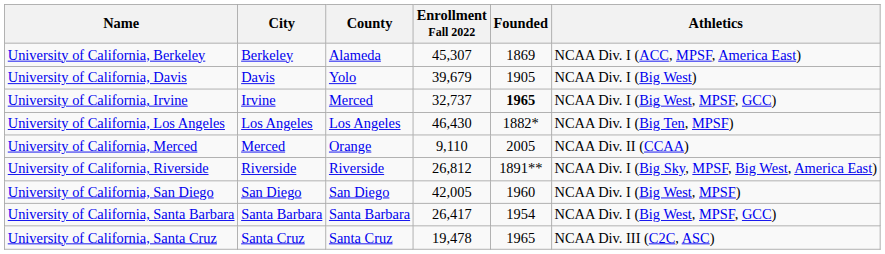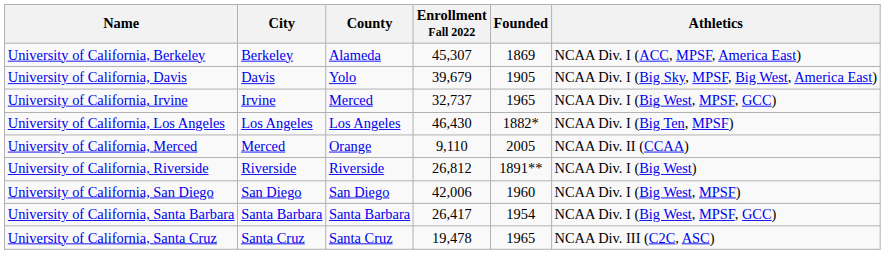(626, 77) NCAA Div. I (Big West) -> (716, 77) NCAA Div. I (Big Sky, MPSF, Big West, America East)
(521, 100) bold -> (521, 100) normal
(716, 169) NCAA Div. I (Big Sky, MPSF, Big West, America East) -> (626, 169) NCAA Div. I (Big West)
(452, 191) 42,005 -> (452, 191) 42,006
